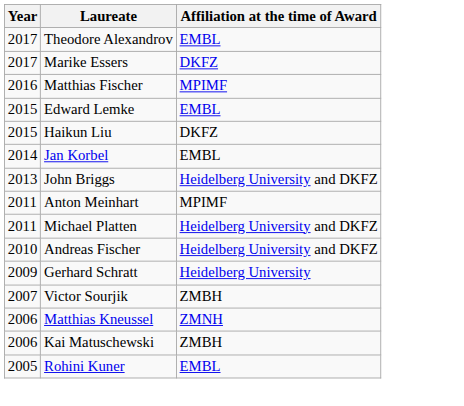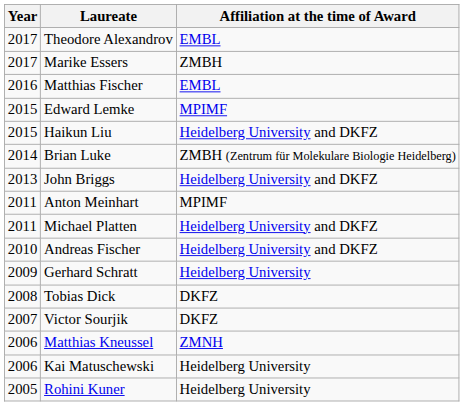(199, 62) DKFZ -> (201, 62) ZMBH
(203, 86) MPIMF -> (200, 86) EMBL
(200, 109) EMBL -> (203, 109) MPIMF
(199, 132) DKFZ -> (279, 132) Heidelberg University and DKFZ
- row: (76, 156)
+ row: (77, 156)
+ row: (80, 296)
(201, 296) ZMBH -> (199, 319) DKFZ
(201, 343) ZMBH -> (245, 366) Heidelberg University
(200, 366) EMBL -> (245, 389) Heidelberg University
